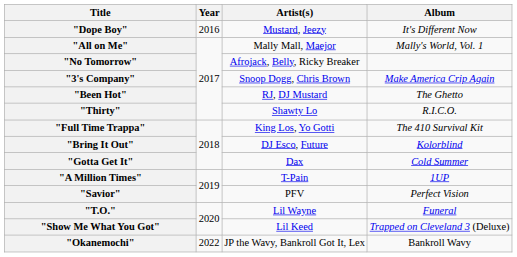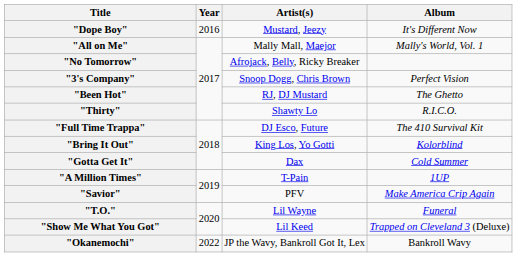(440, 78) Make America Crip Again -> (440, 78) Perfect Vision
(295, 128) King Los, Yo Gotti -> (295, 128) DJ Esco, Future
(295, 144) DJ Esco, Future -> (295, 144) King Los, Yo Gotti
(440, 194) Perfect Vision -> (440, 194) Make America Crip Again
